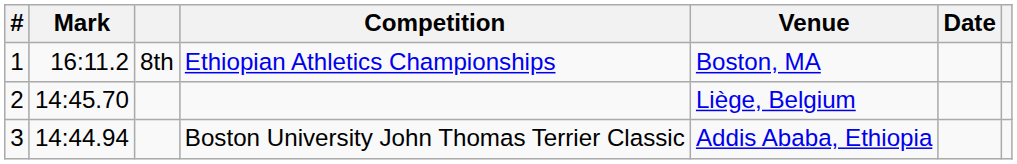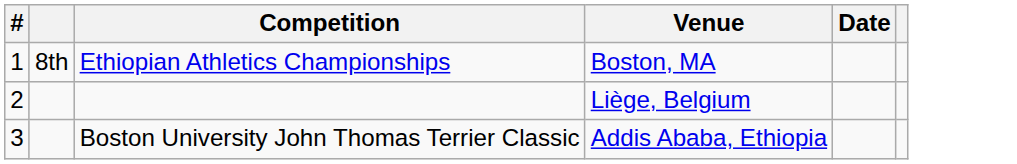- column: (82, 23)
